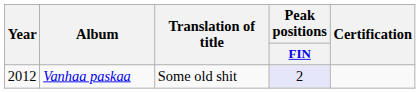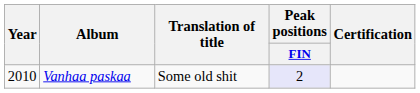(22, 76) 2012 -> (22, 76) 2010
